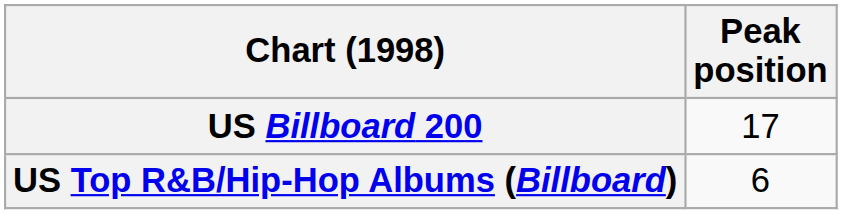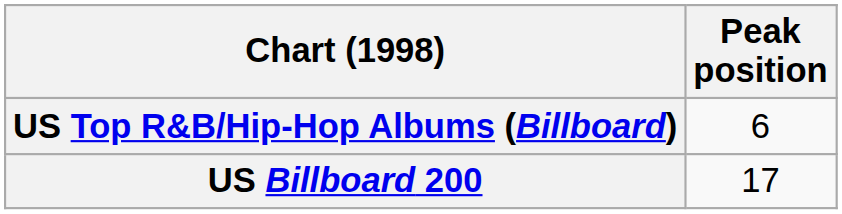rows swapped: (345, 125) <-> (345, 180)
